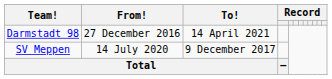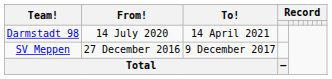(132, 34) 27 December 2016 -> (132, 34) 14 July 2020
(132, 50) 14 July 2020 -> (132, 50) 27 December 2016
